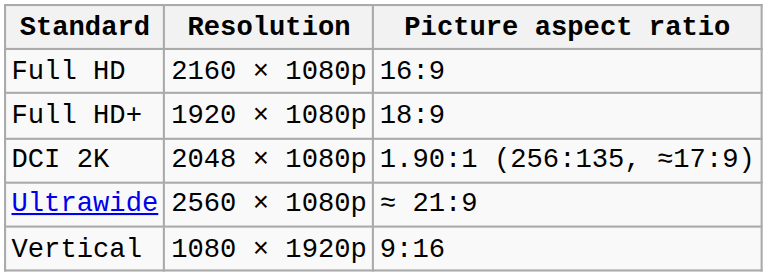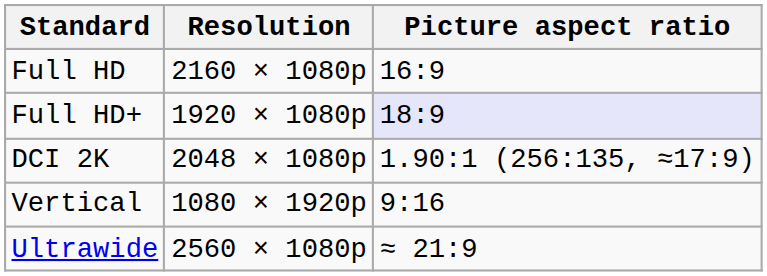(412, 116) no background -> (412, 116) lavender background
rows swapped: (85, 204) <-> (77, 249)
